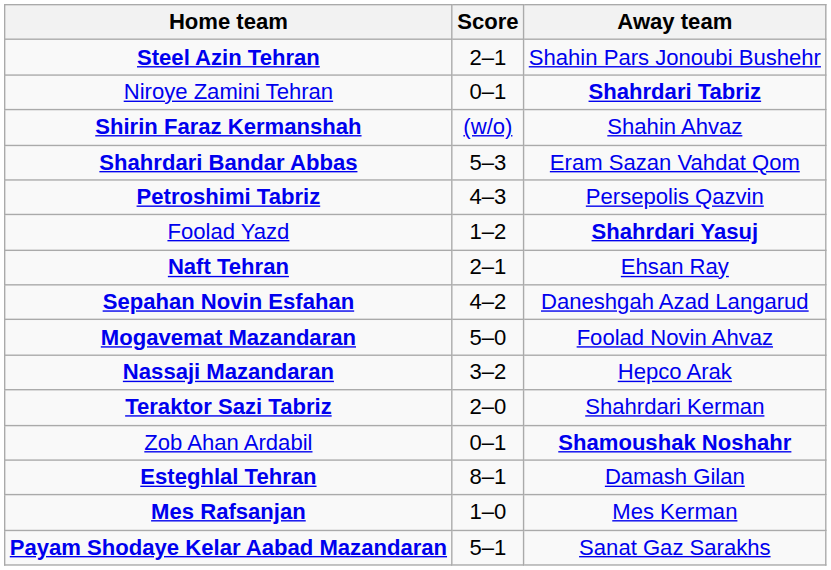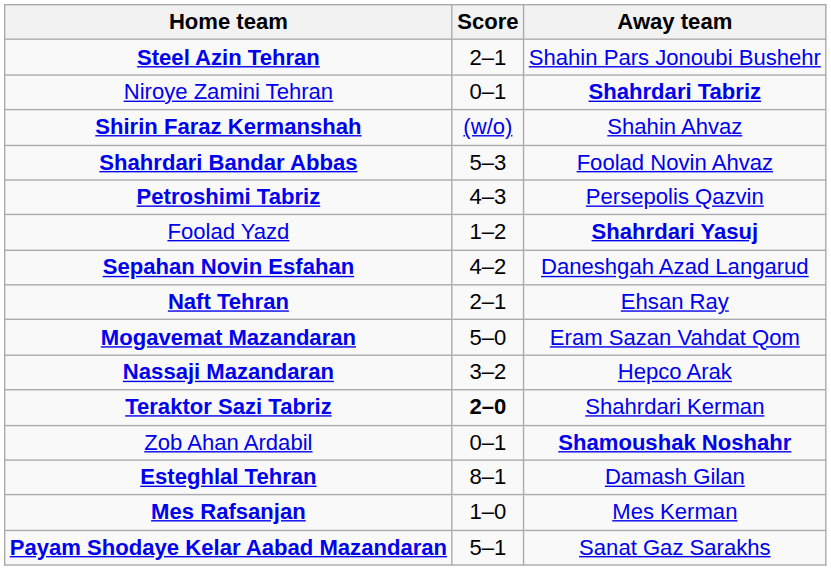(675, 162) Eram Sazan Vahdat Qom -> (675, 162) Foolad Novin Ahvaz
rows swapped: (228, 302) <-> (228, 267)
(675, 337) Foolad Novin Ahvaz -> (675, 337) Eram Sazan Vahdat Qom
(488, 407) normal -> (488, 407) bold
